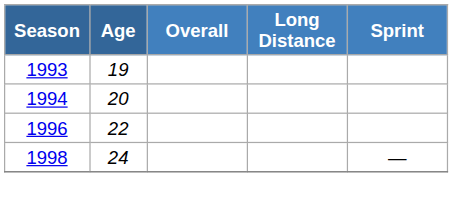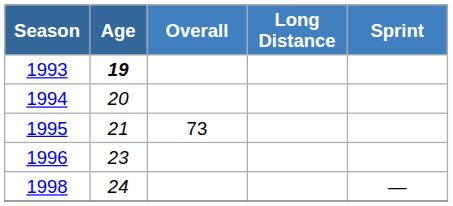(118, 70) normal -> (118, 70) bold
+ row: (47, 128)
(118, 128) 22 -> (118, 158) 23
